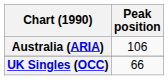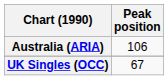(137, 65) 66 -> (137, 65) 67
